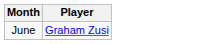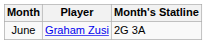+ column: (156, 13)
